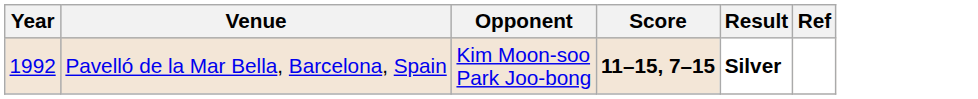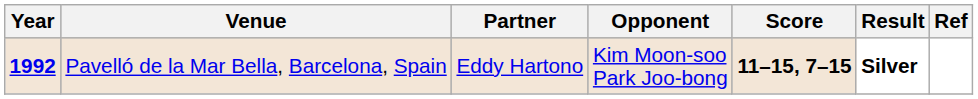+ column: (520, 21)
(33, 66) normal -> (33, 66) bold
